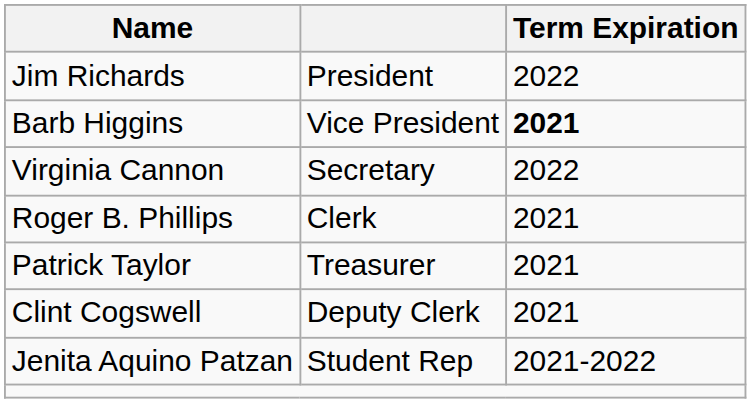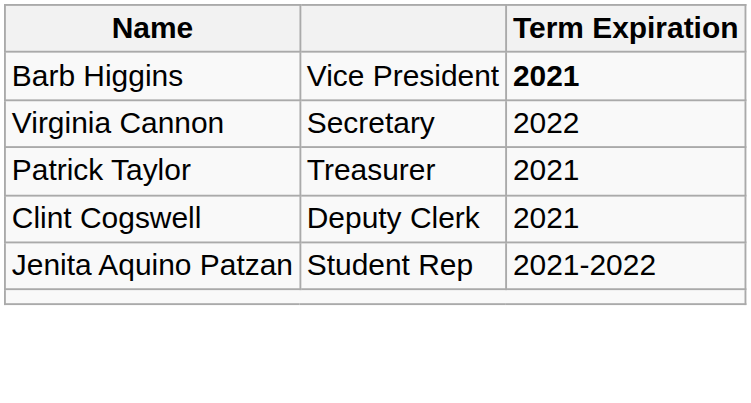- row: (98, 75)
- row: (122, 218)
